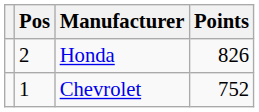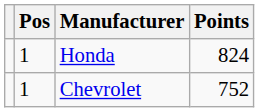(24, 55) 2 -> (24, 55) 1
(234, 55) 826 -> (234, 55) 824
